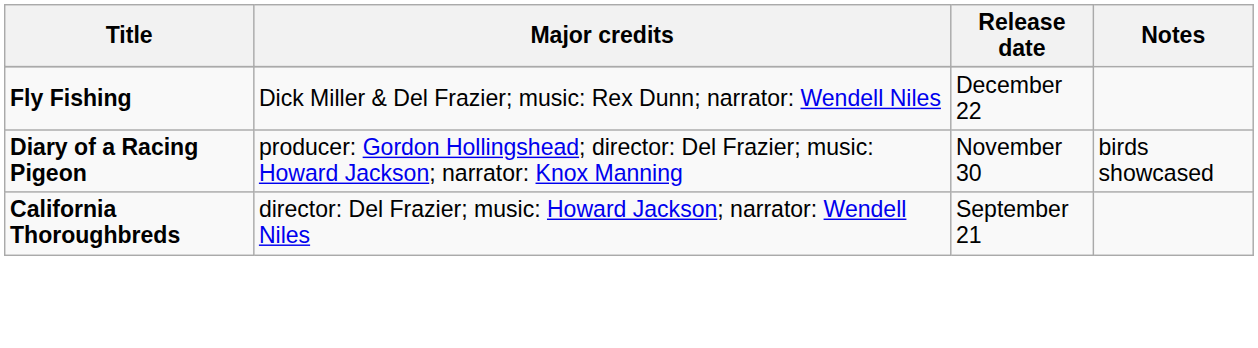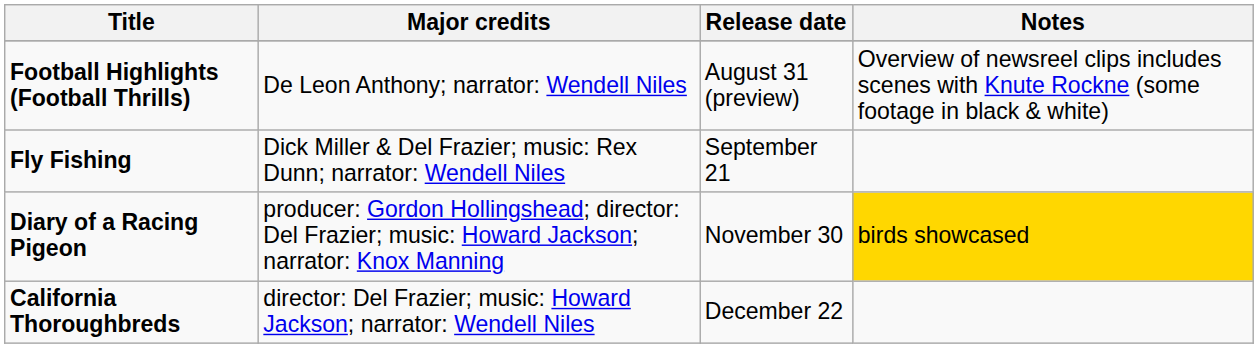+ row: (114, 85)
(1009, 98) December 22 -> (761, 160) September 21
(1156, 160) no background -> (944, 236) gold background
(1012, 223) September 21 -> (774, 311) December 22
